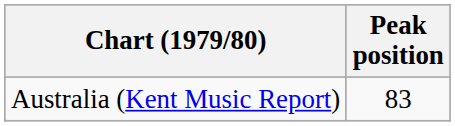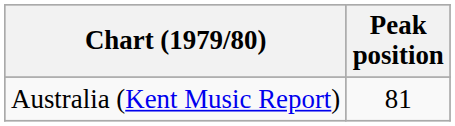(398, 98) 83 -> (398, 98) 81
